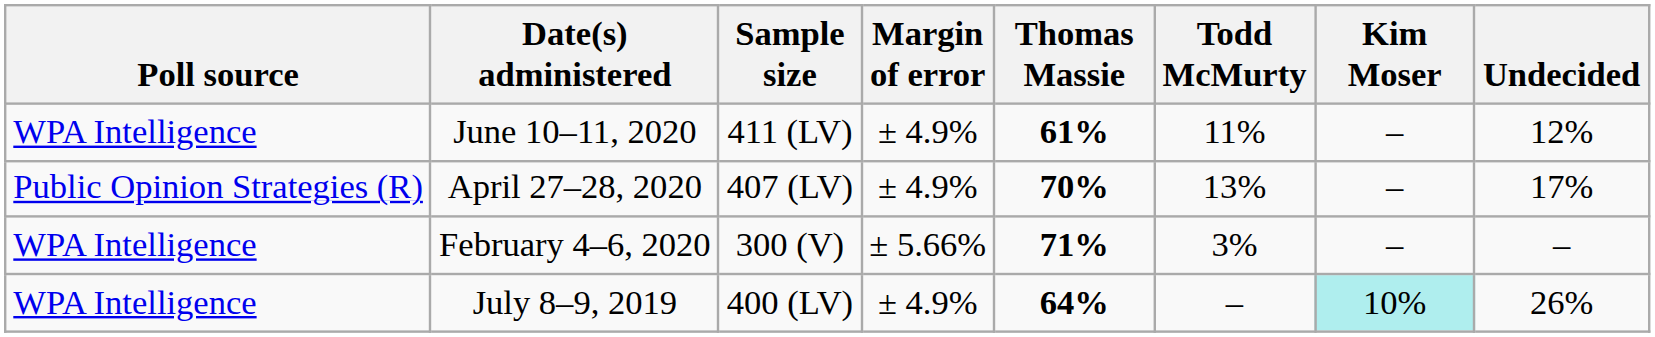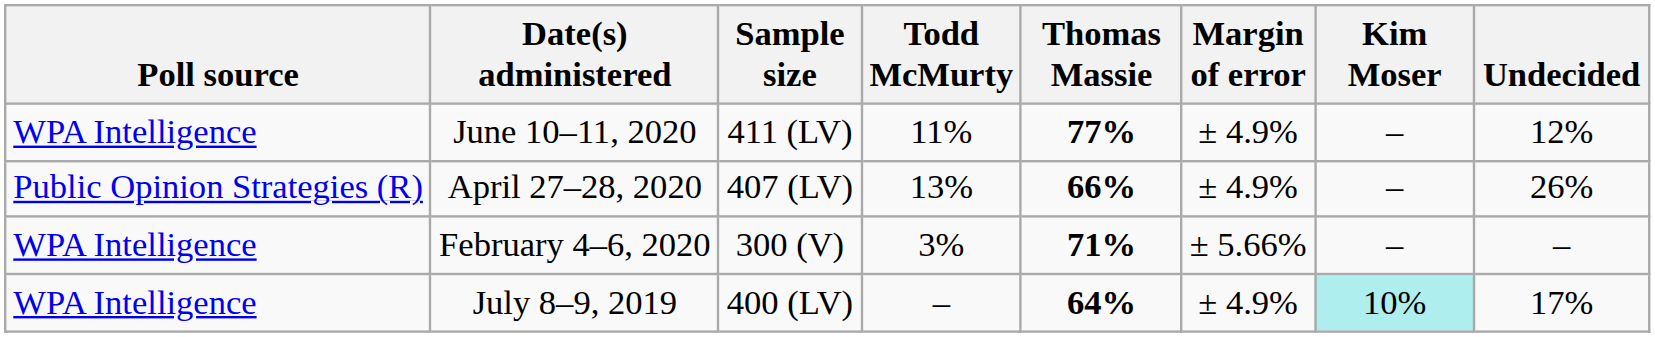columns swapped: (928, 53) <-> (1235, 53)
(1074, 131) 61% -> (1102, 131) 77%
(1074, 188) 70% -> (1102, 188) 66%
(1562, 188) 17% -> (1562, 188) 26%
(1562, 302) 26% -> (1562, 302) 17%
